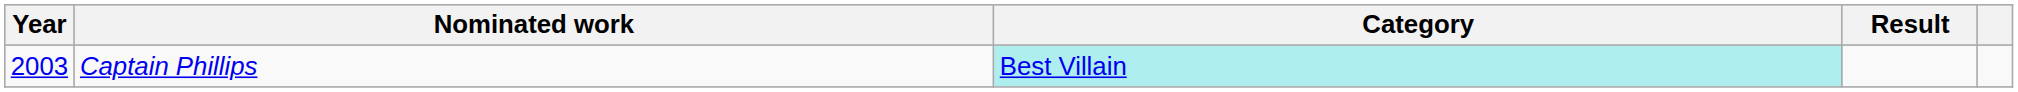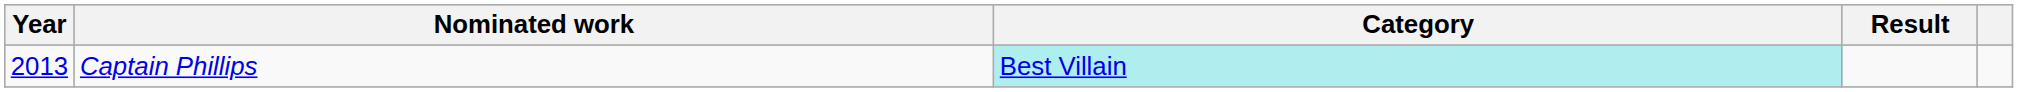(39, 65) 2003 -> (39, 65) 2013
